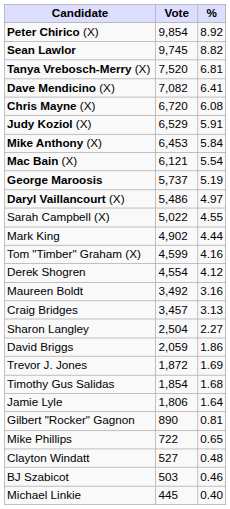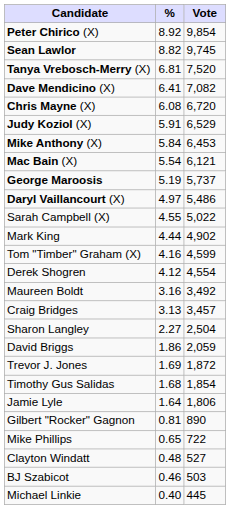columns swapped: (177, 13) <-> (212, 13)
